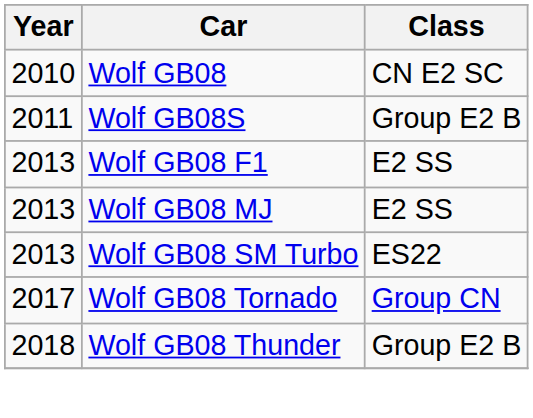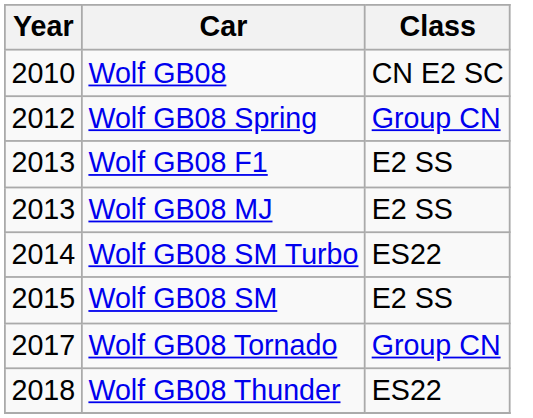- row: (167, 118)
+ row: (203, 118)
(43, 254) 2013 -> (43, 254) 2014
+ row: (183, 299)
(447, 345) Group E2 B -> (407, 390) ES22
